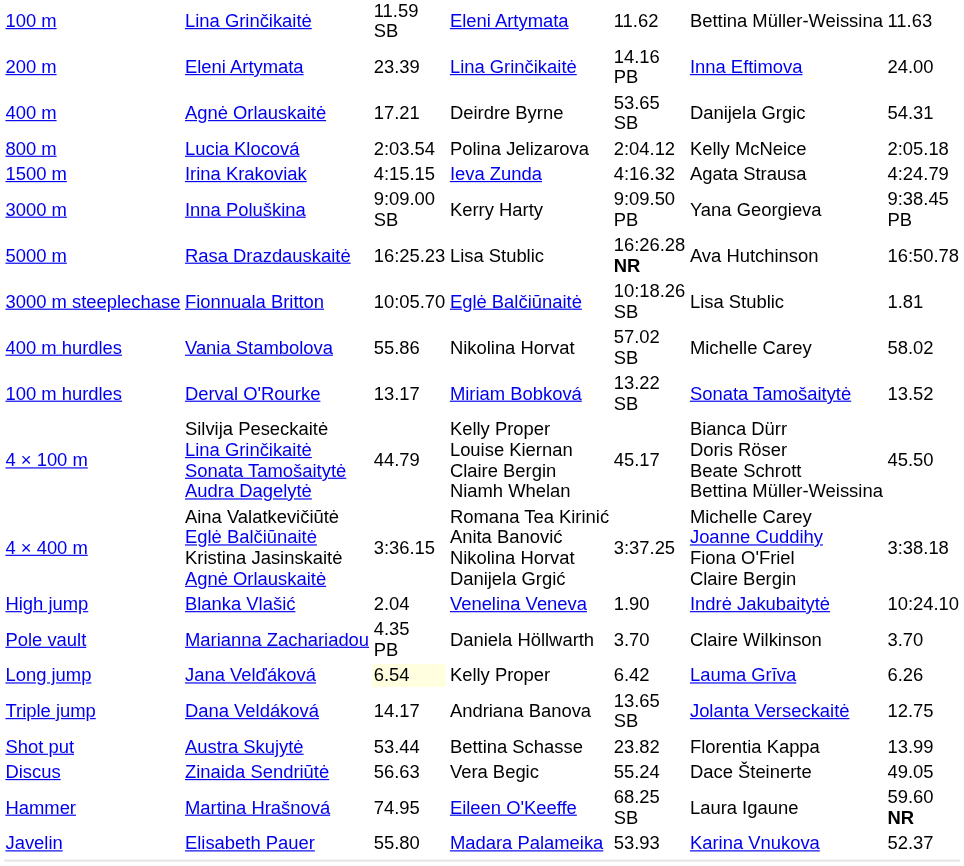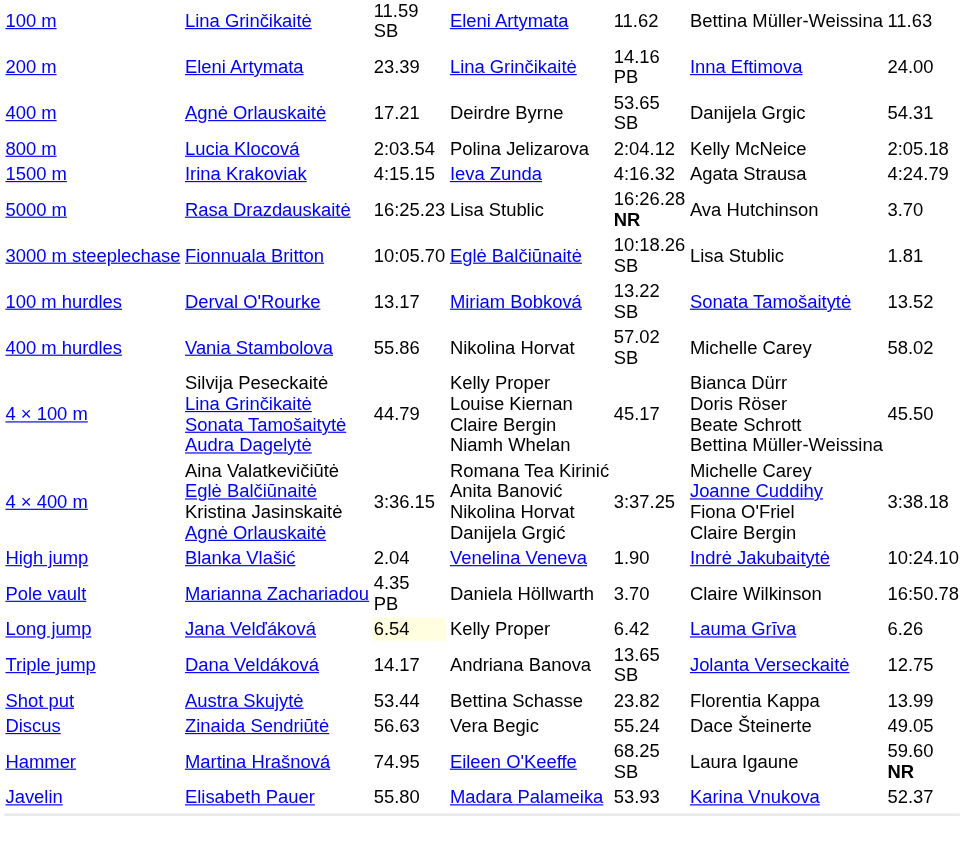- row: (36, 209)
(923, 255) 16:50.78 -> (905, 209) 3.70
rows swapped: (64, 393) <-> (64, 347)
(905, 639) 3.70 -> (923, 593) 16:50.78
